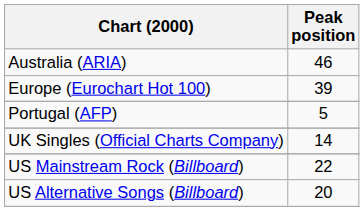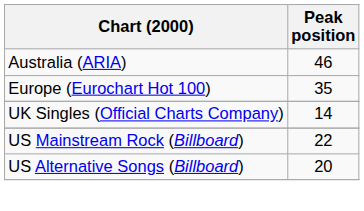(323, 88) 39 -> (323, 88) 35
- row: (63, 114)
